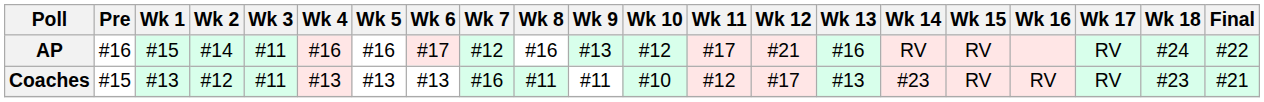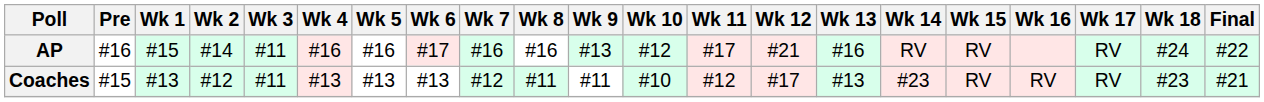(487, 50) #12 -> (487, 50) #16
(487, 81) #16 -> (487, 81) #12
